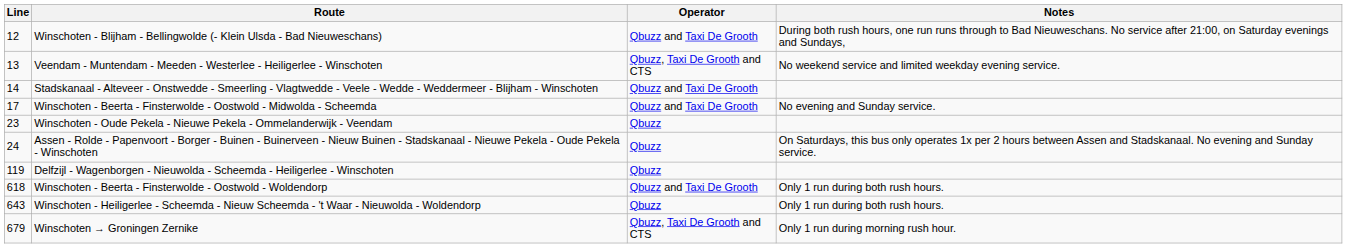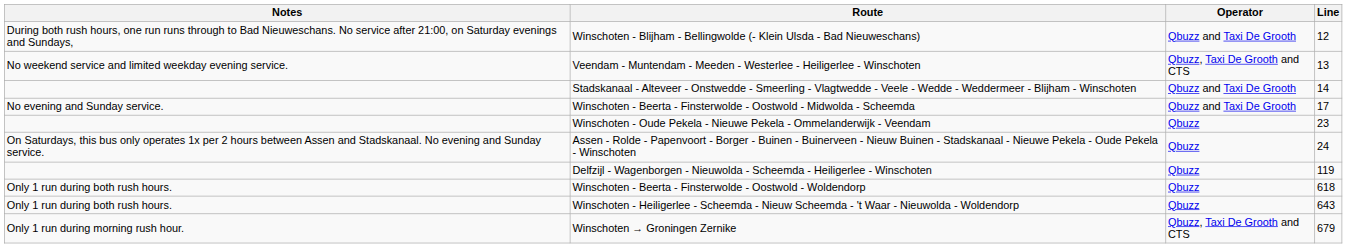columns swapped: (18, 13) <-> (1059, 13)
(694, 187) Qbuzz and Taxi De Grooth -> (1184, 187) Qbuzz
